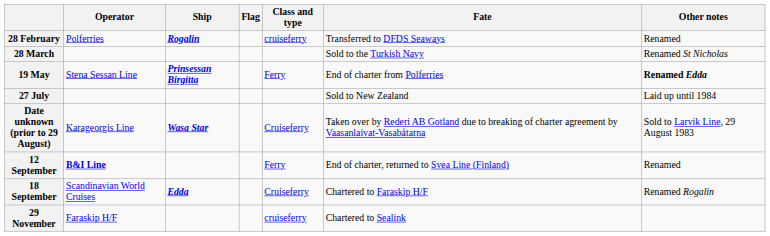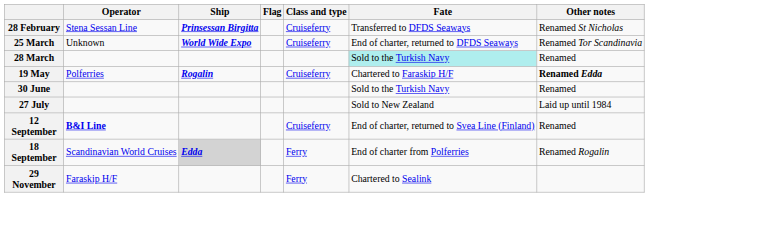(85, 38) Polferries -> (101, 27) Stena Sessan Line
(183, 38) Rogalin -> (220, 27) Prinsessan Birgitta
(285, 38) cruiseferry -> (308, 27) Cruiseferry
(662, 38) Renamed -> (581, 27) Renamed St Nicholas
+ row: (34, 43)
(375, 54) no background -> (400, 58) paleturquoise background
(686, 54) Renamed St Nicholas -> (557, 58) Renamed
(101, 75) Stena Sessan Line -> (85, 74) Polferries
(189, 75) Prinsessan Birgitta -> (197, 74) Rogalin
(275, 75) Ferry -> (308, 74) Cruiseferry
(385, 75) End of charter from Polferries -> (402, 74) Chartered to Faraskip H/F
+ row: (34, 89)
- row: (34, 128)
(275, 165) Ferry -> (308, 126) Cruiseferry
(178, 191) no background -> (192, 152) lightgrey background
(287, 191) Cruiseferry -> (296, 152) Ferry
(377, 191) Chartered to Faraskip H/F -> (410, 152) End of charter from Polferries
(285, 218) cruiseferry -> (296, 178) Ferry
